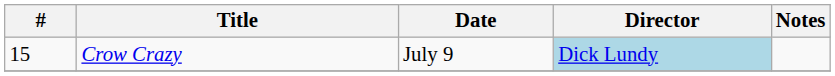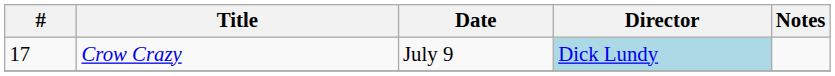(20, 53) 15 -> (20, 53) 17
